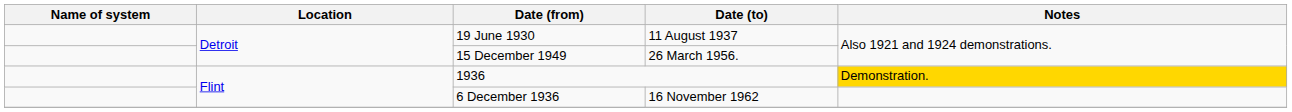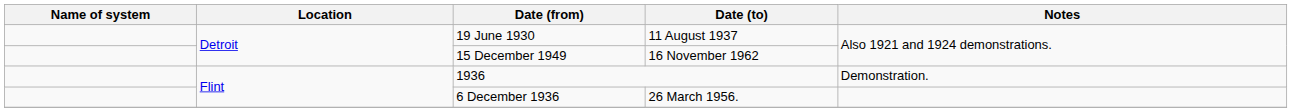(694, 55) 26 March 1956. -> (704, 55) 16 November 1962
(885, 76) gold background -> (885, 76) no background
(704, 96) 16 November 1962 -> (694, 96) 26 March 1956.
